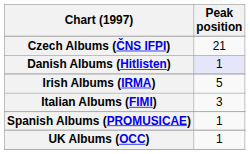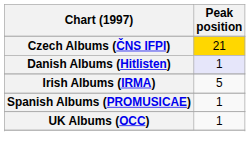(219, 45) no background -> (219, 45) gold background
- row: (99, 102)
